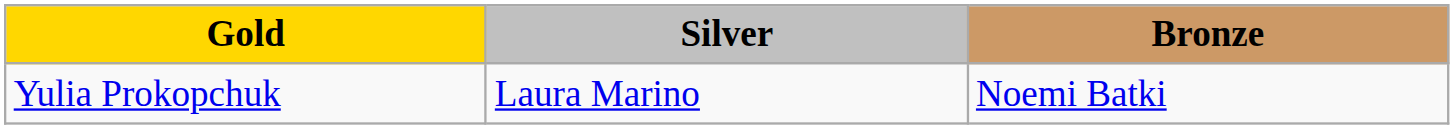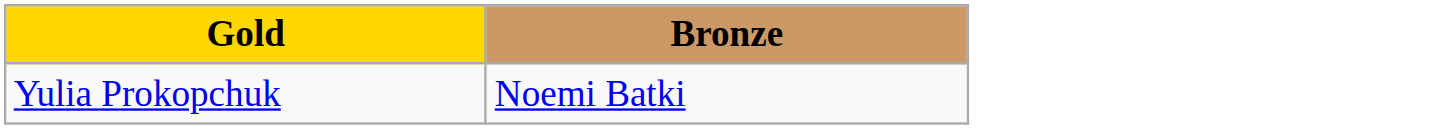- column: (727, 33)
